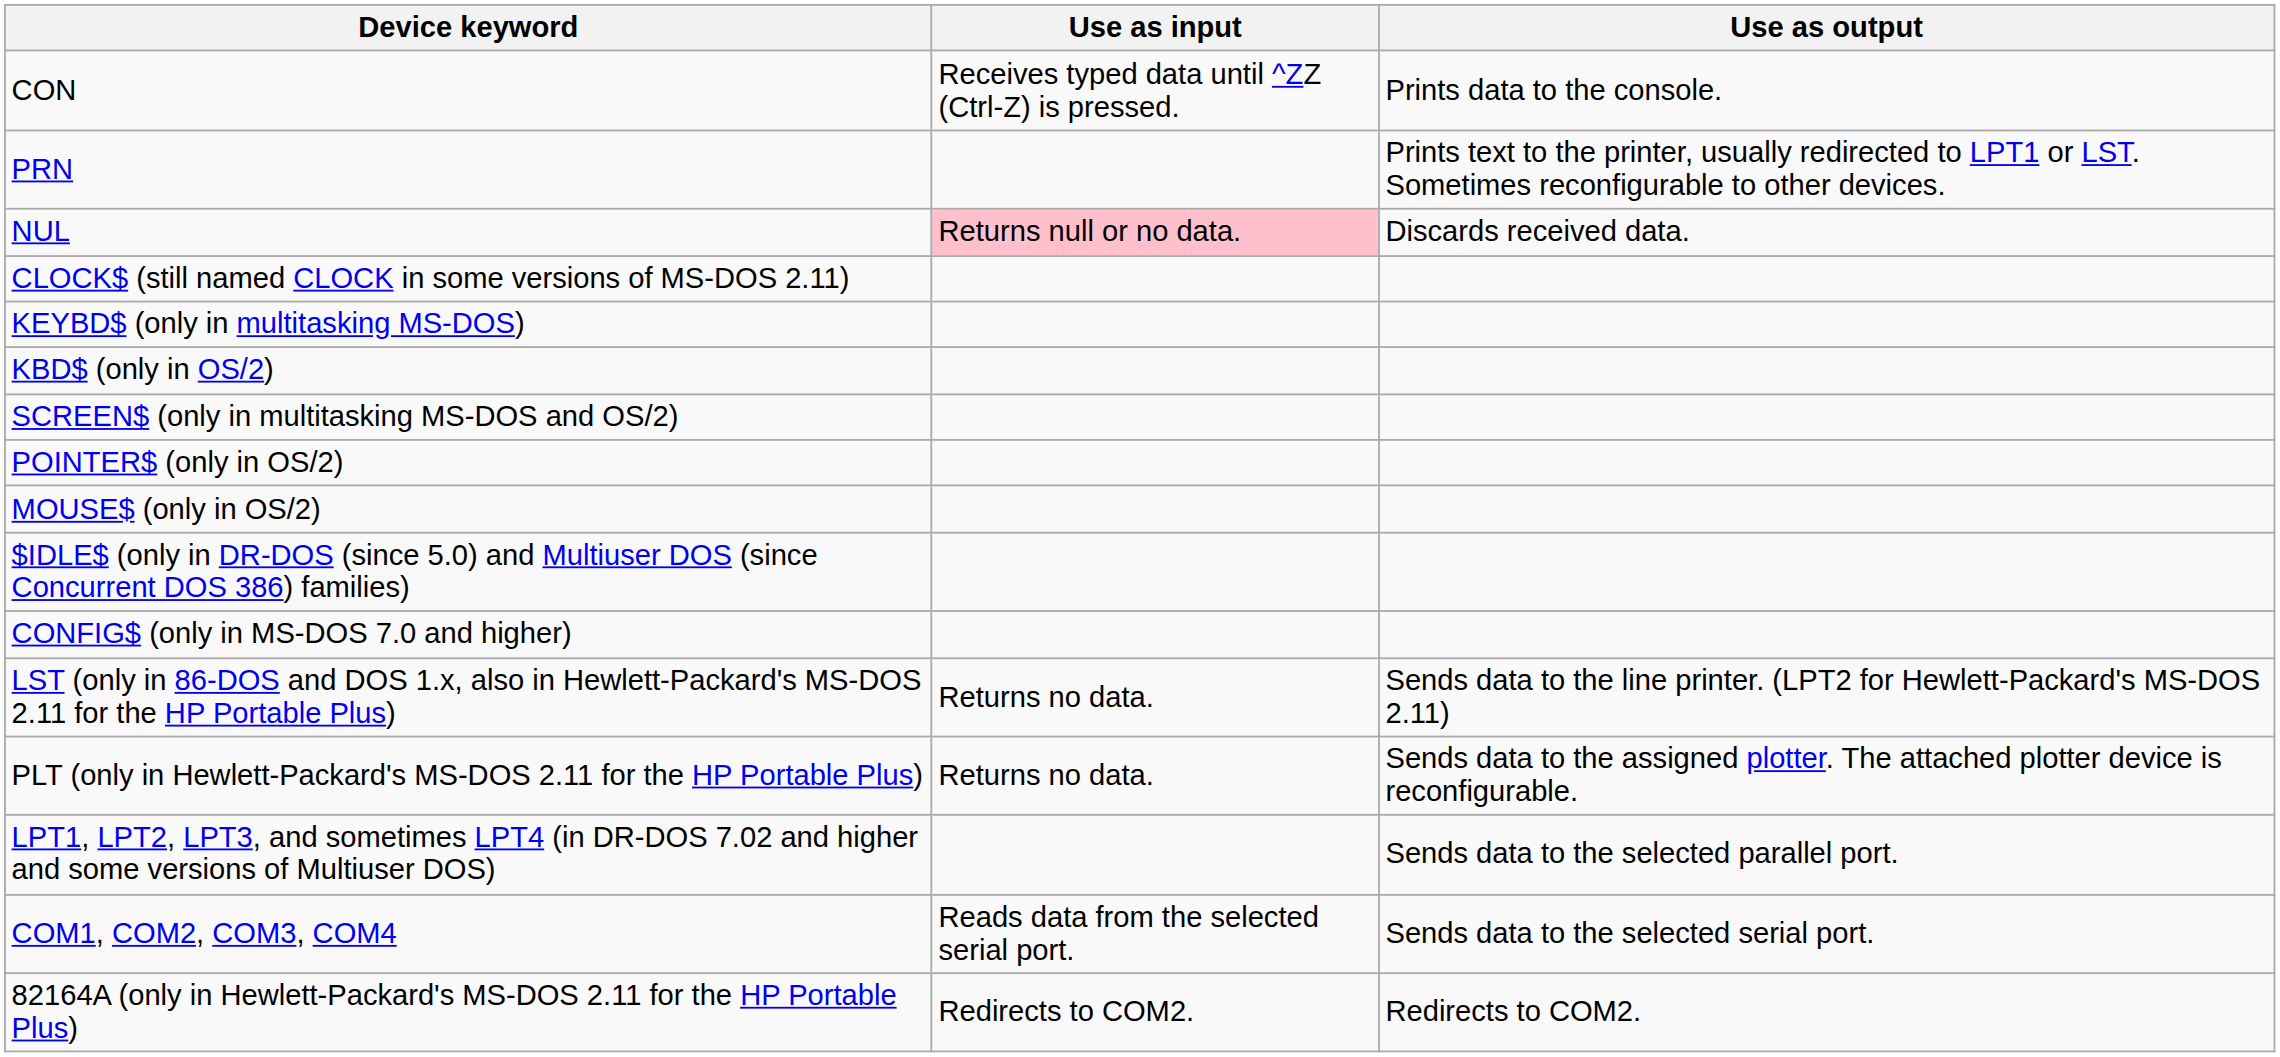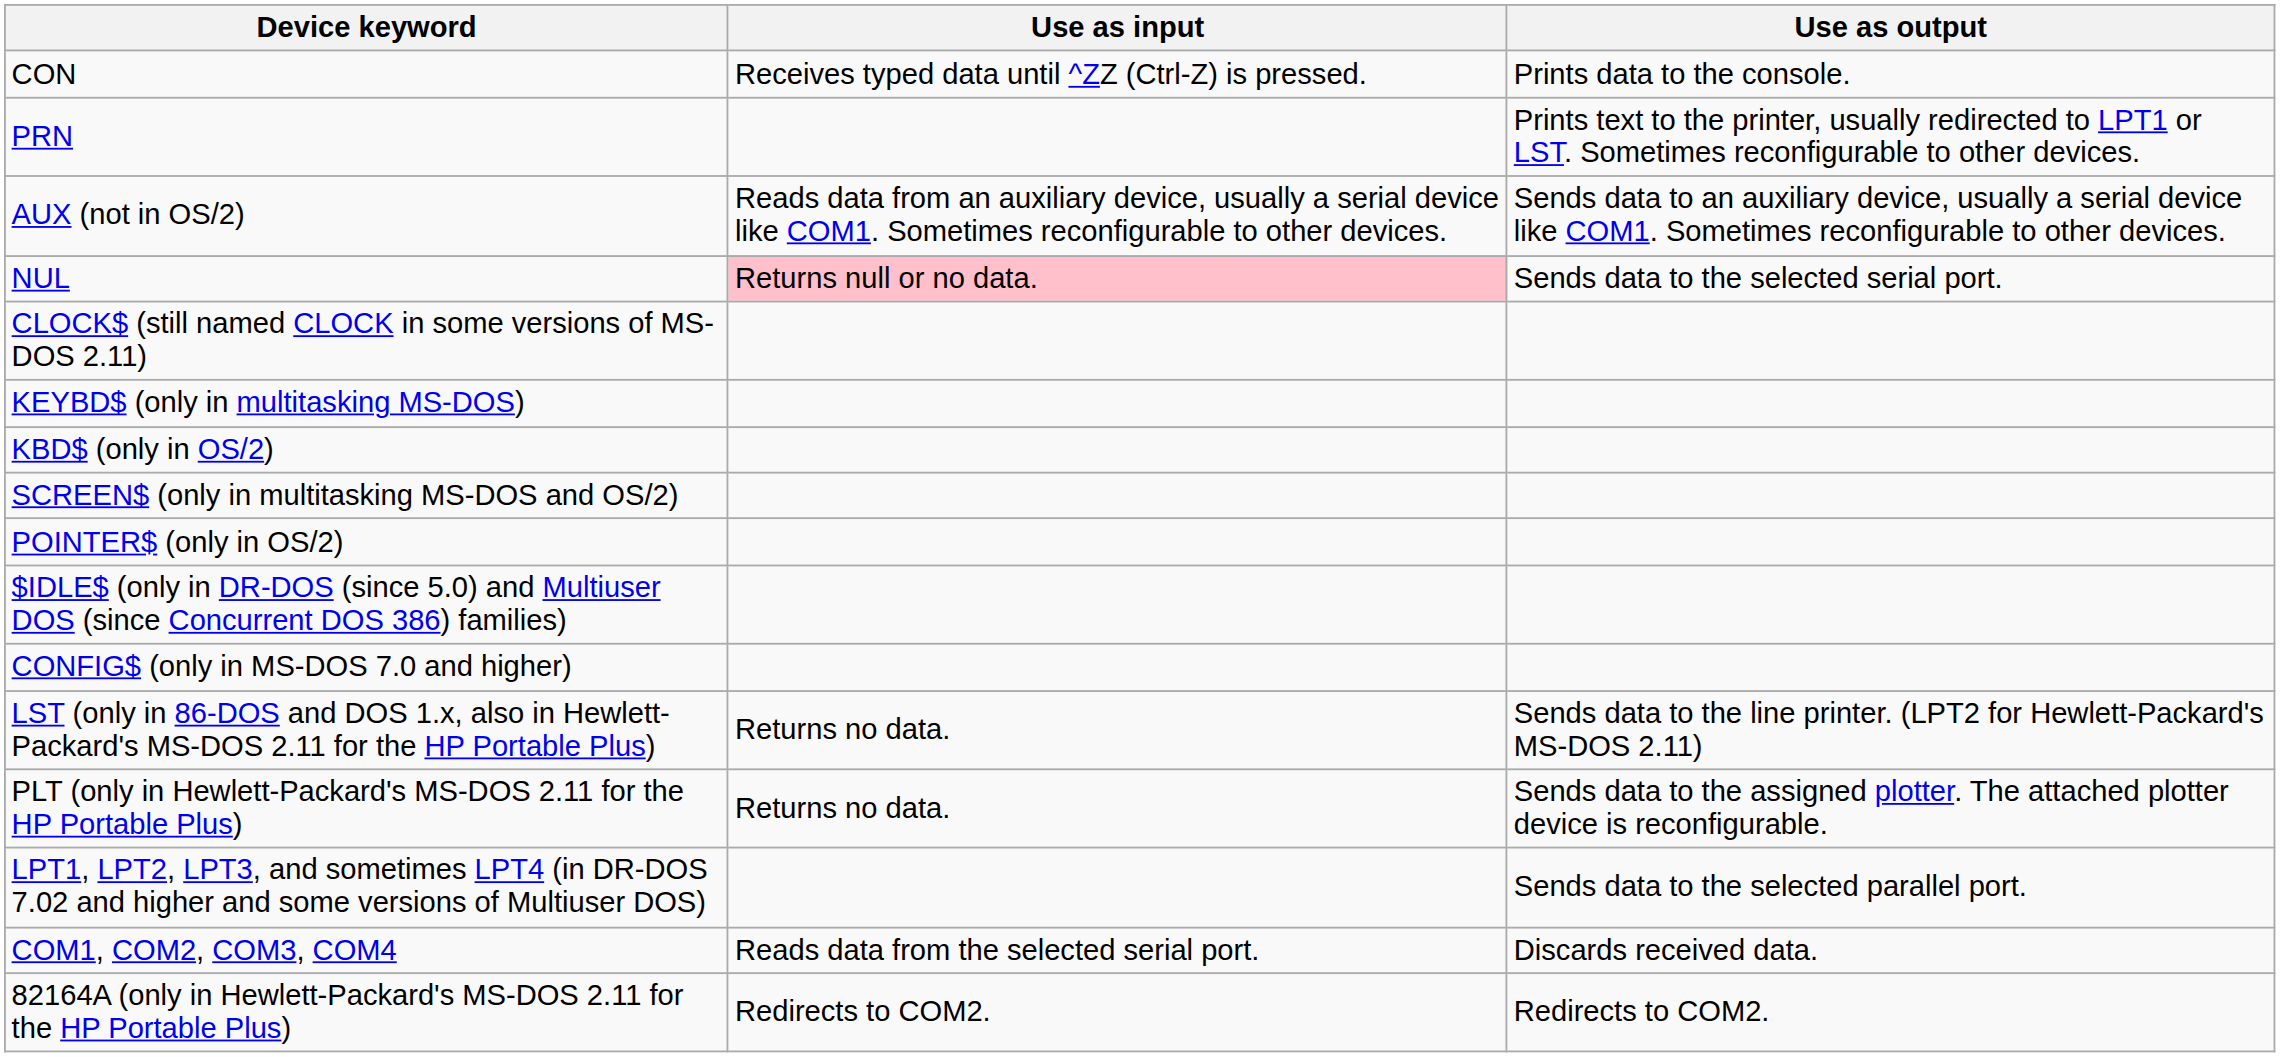+ row: (128, 215)
(1538, 231) Discards received data. -> (1758, 277) Sends data to the selected serial port.
- row: (166, 508)
(1630, 933) Sends data to the selected serial port. -> (1666, 949) Discards received data.
